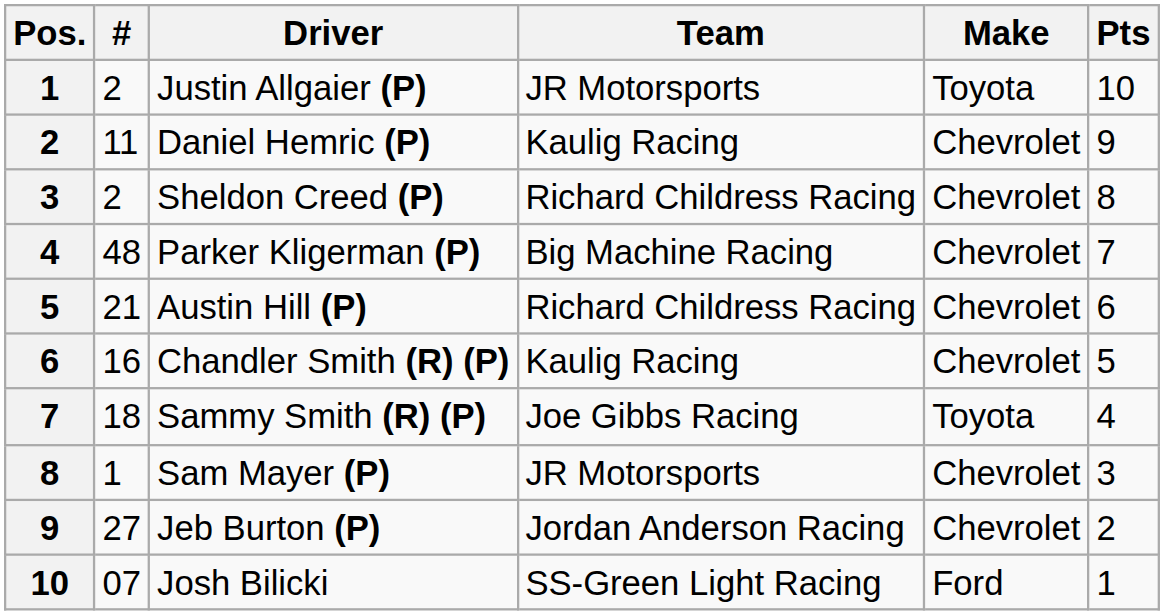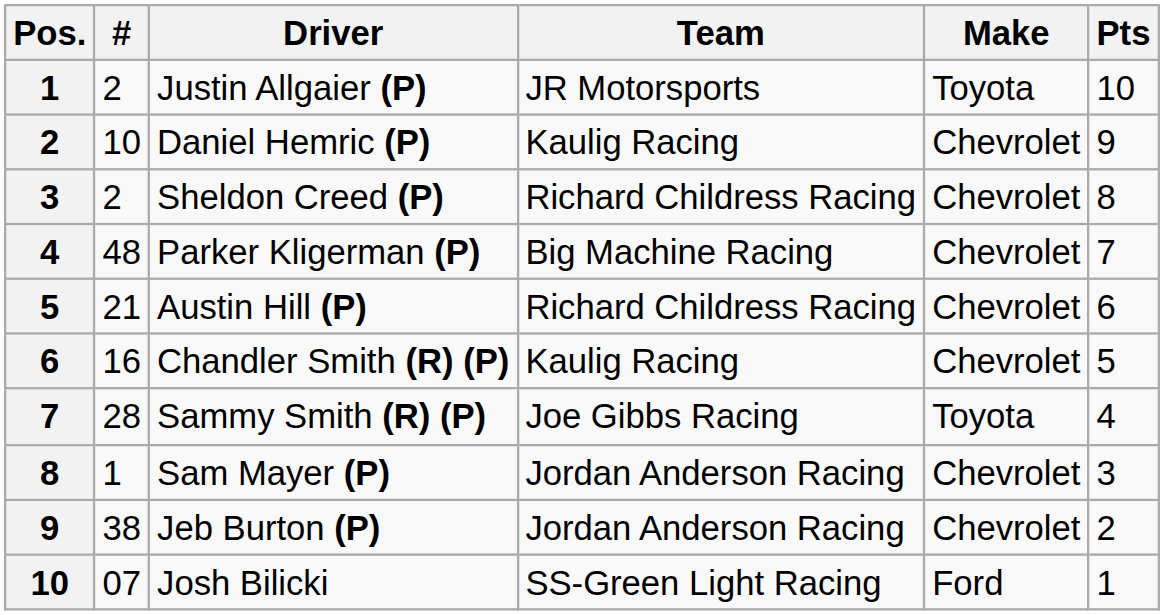(120, 142) 11 -> (122, 142) 10
(122, 417) 18 -> (122, 417) 28
(643, 472) JR Motorsports -> (715, 472) Jordan Anderson Racing
(122, 527) 27 -> (122, 527) 38
